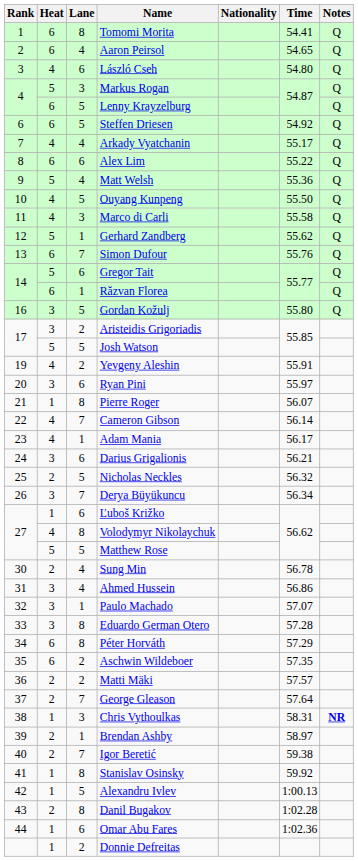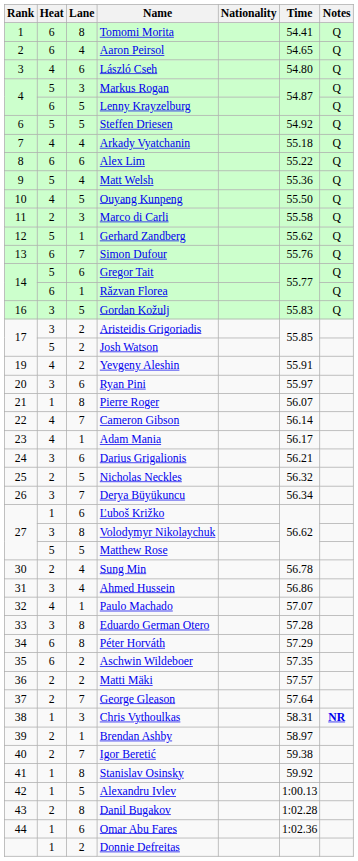(52, 124) 6 -> (52, 124) 5
(300, 143) 55.17 -> (300, 143) 55.18
(52, 217) 4 -> (52, 217) 2
(300, 310) 55.80 -> (300, 310) 55.83
(82, 347) 5 -> (82, 347) 2
(52, 532) 4 -> (52, 532) 3
(52, 606) 3 -> (52, 606) 4
